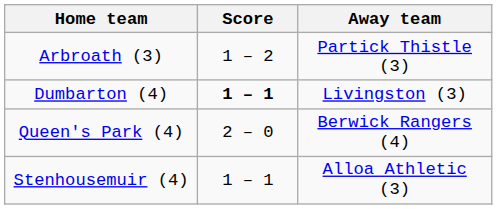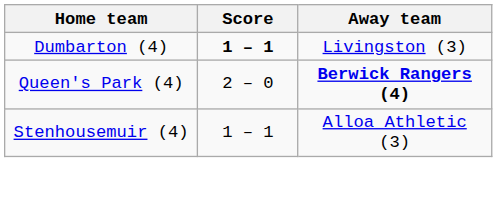- row: (101, 57)
(395, 132) normal -> (395, 84) bold
